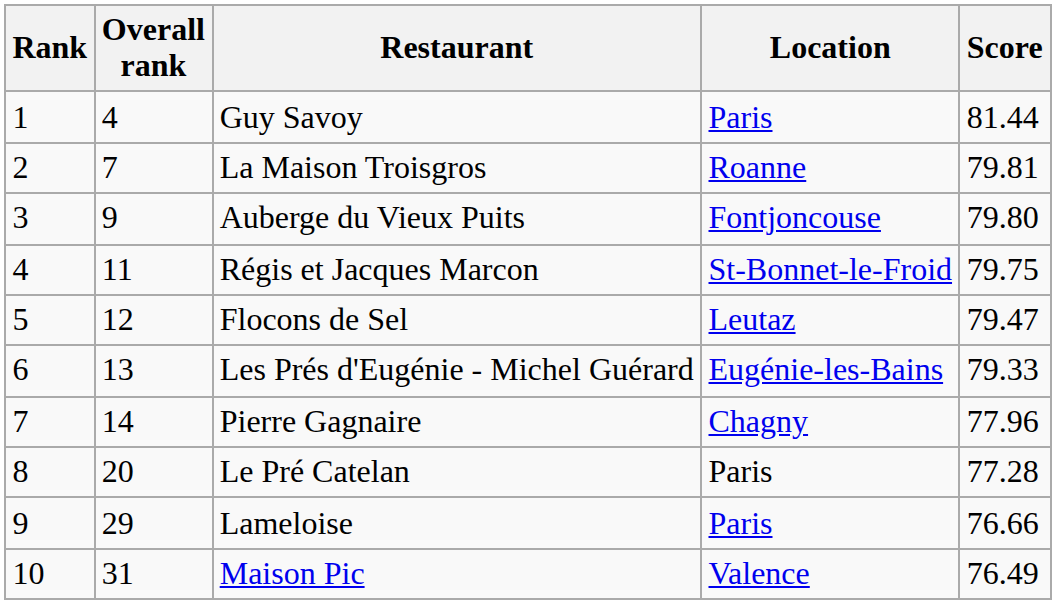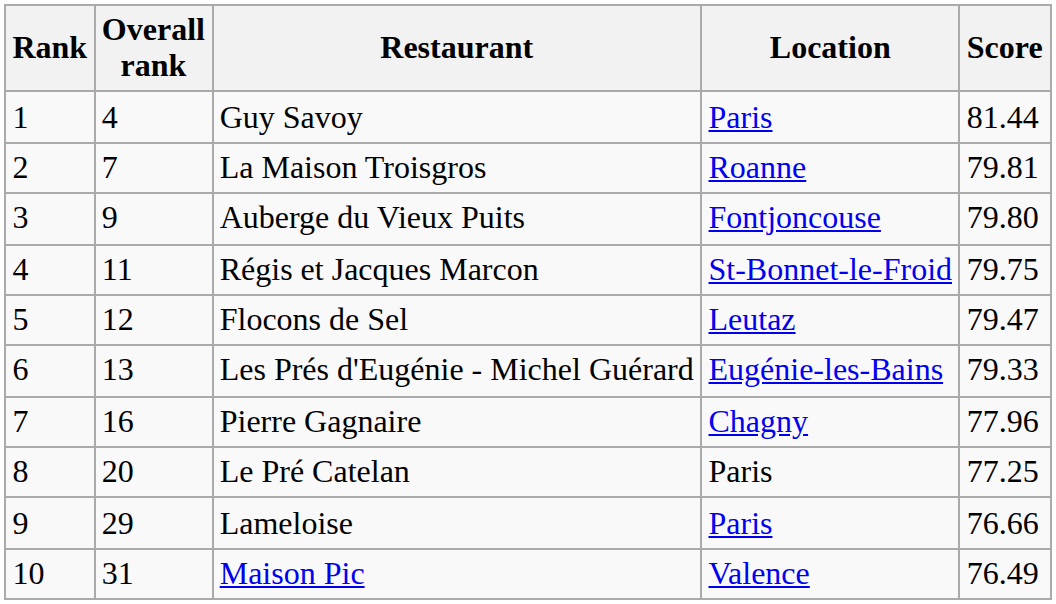(118, 421) 14 -> (118, 421) 16
(1003, 471) 77.28 -> (1003, 471) 77.25
